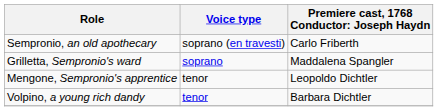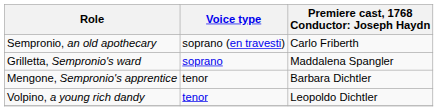(334, 79) Leopoldo Dichtler -> (331, 79) Barbara Dichtler
(331, 97) Barbara Dichtler -> (334, 97) Leopoldo Dichtler
